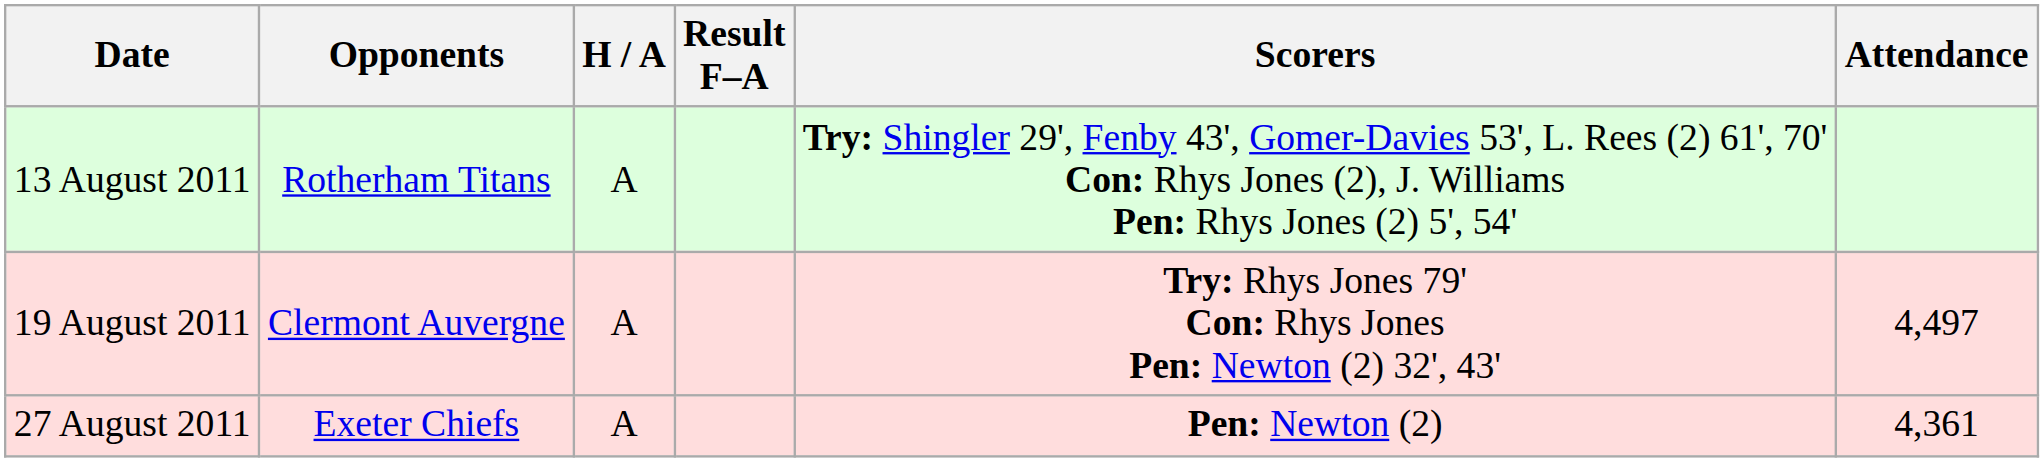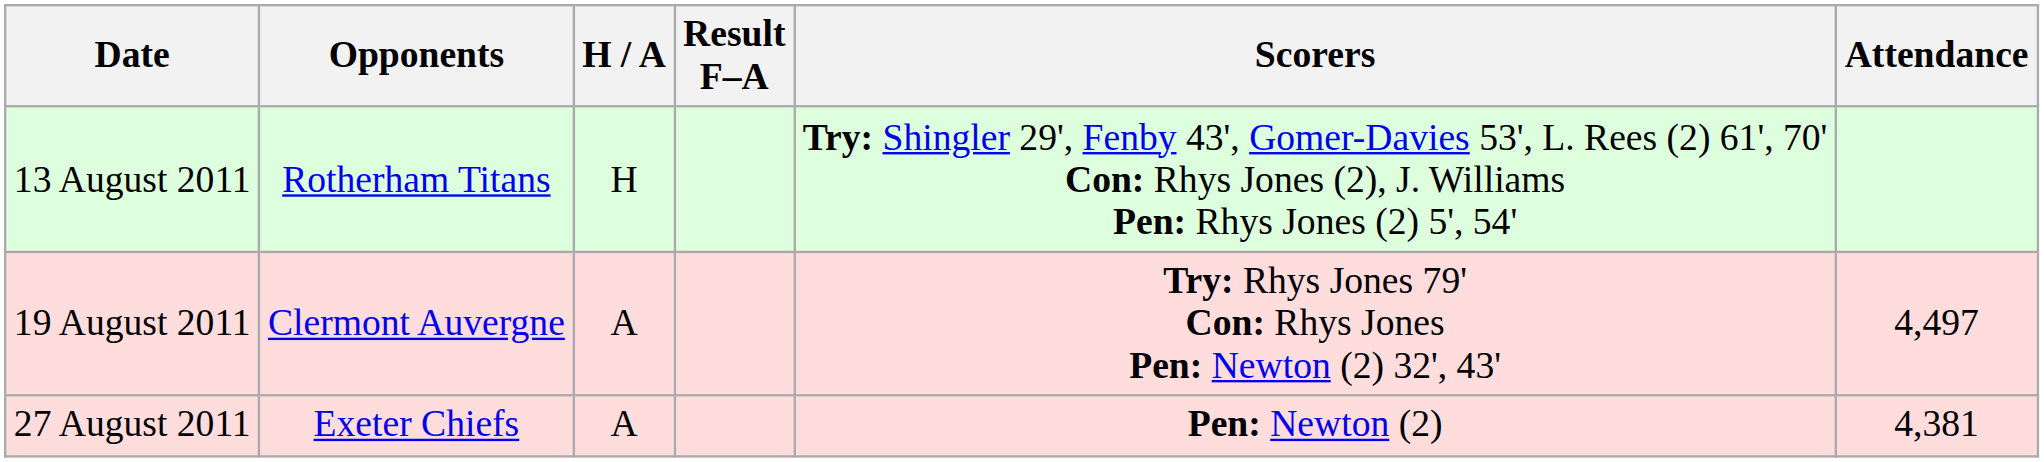(624, 178) A -> (624, 178) H
(1937, 424) 4,361 -> (1937, 424) 4,381
